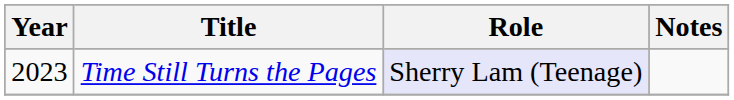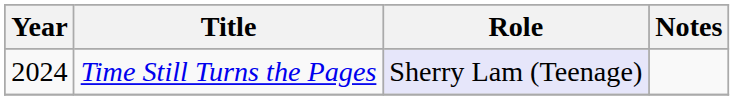(40, 71) 2023 -> (40, 71) 2024
